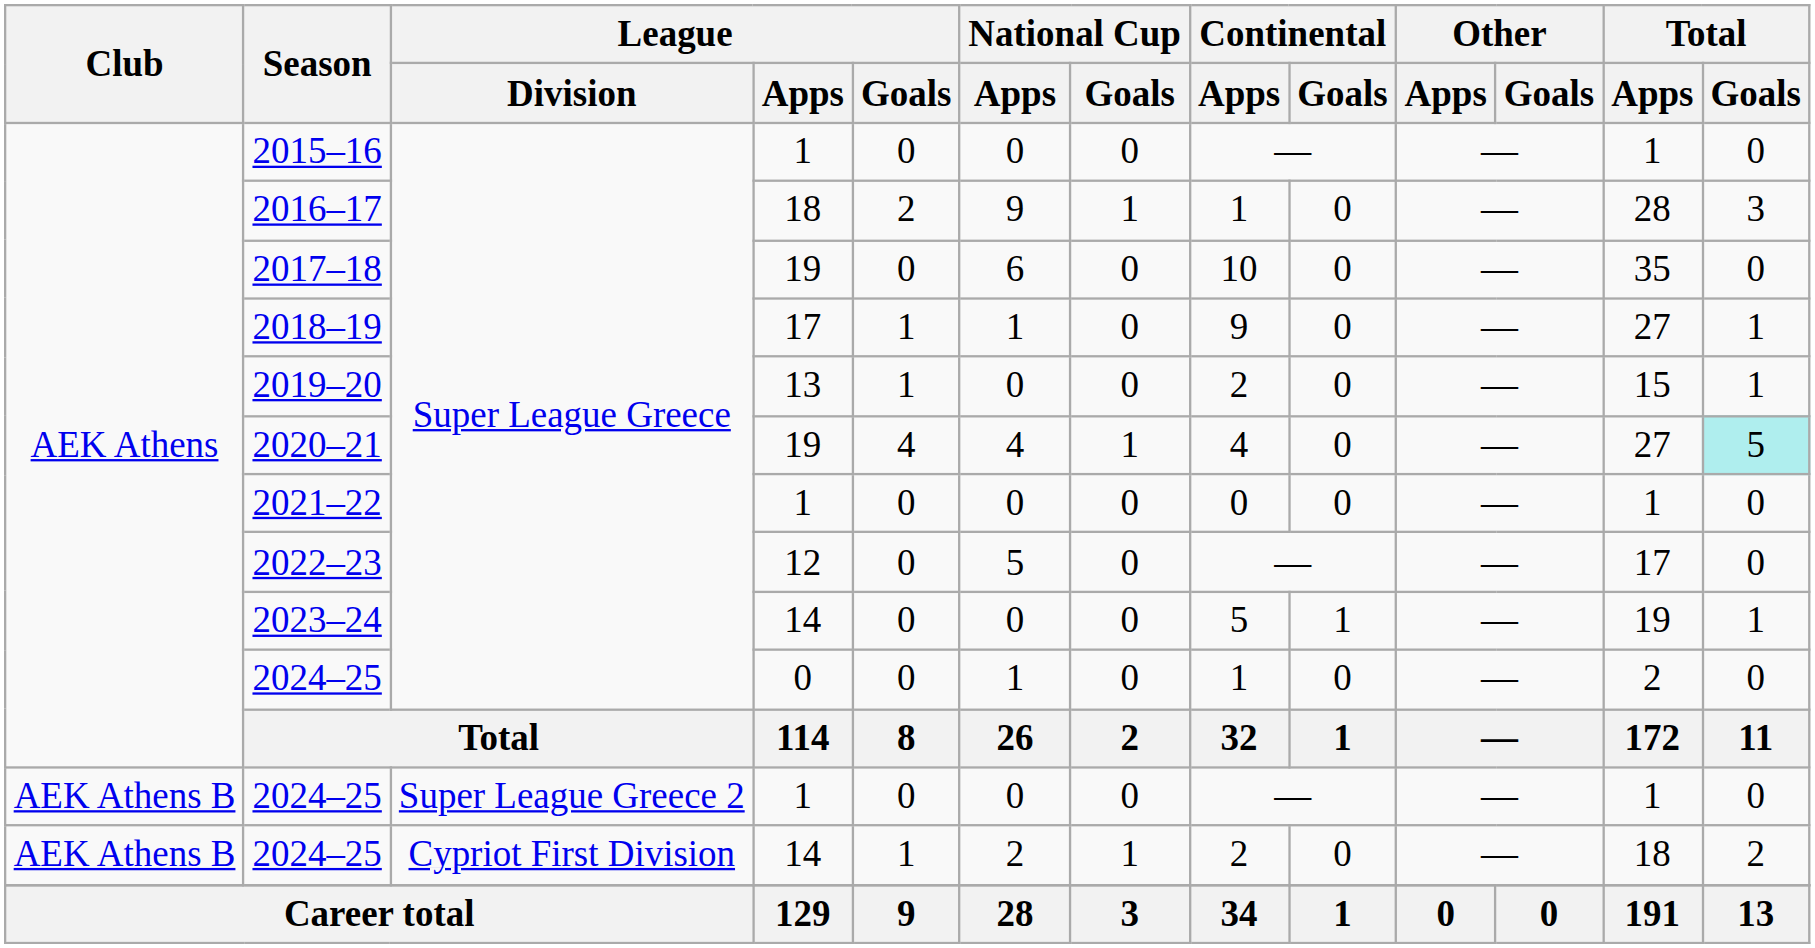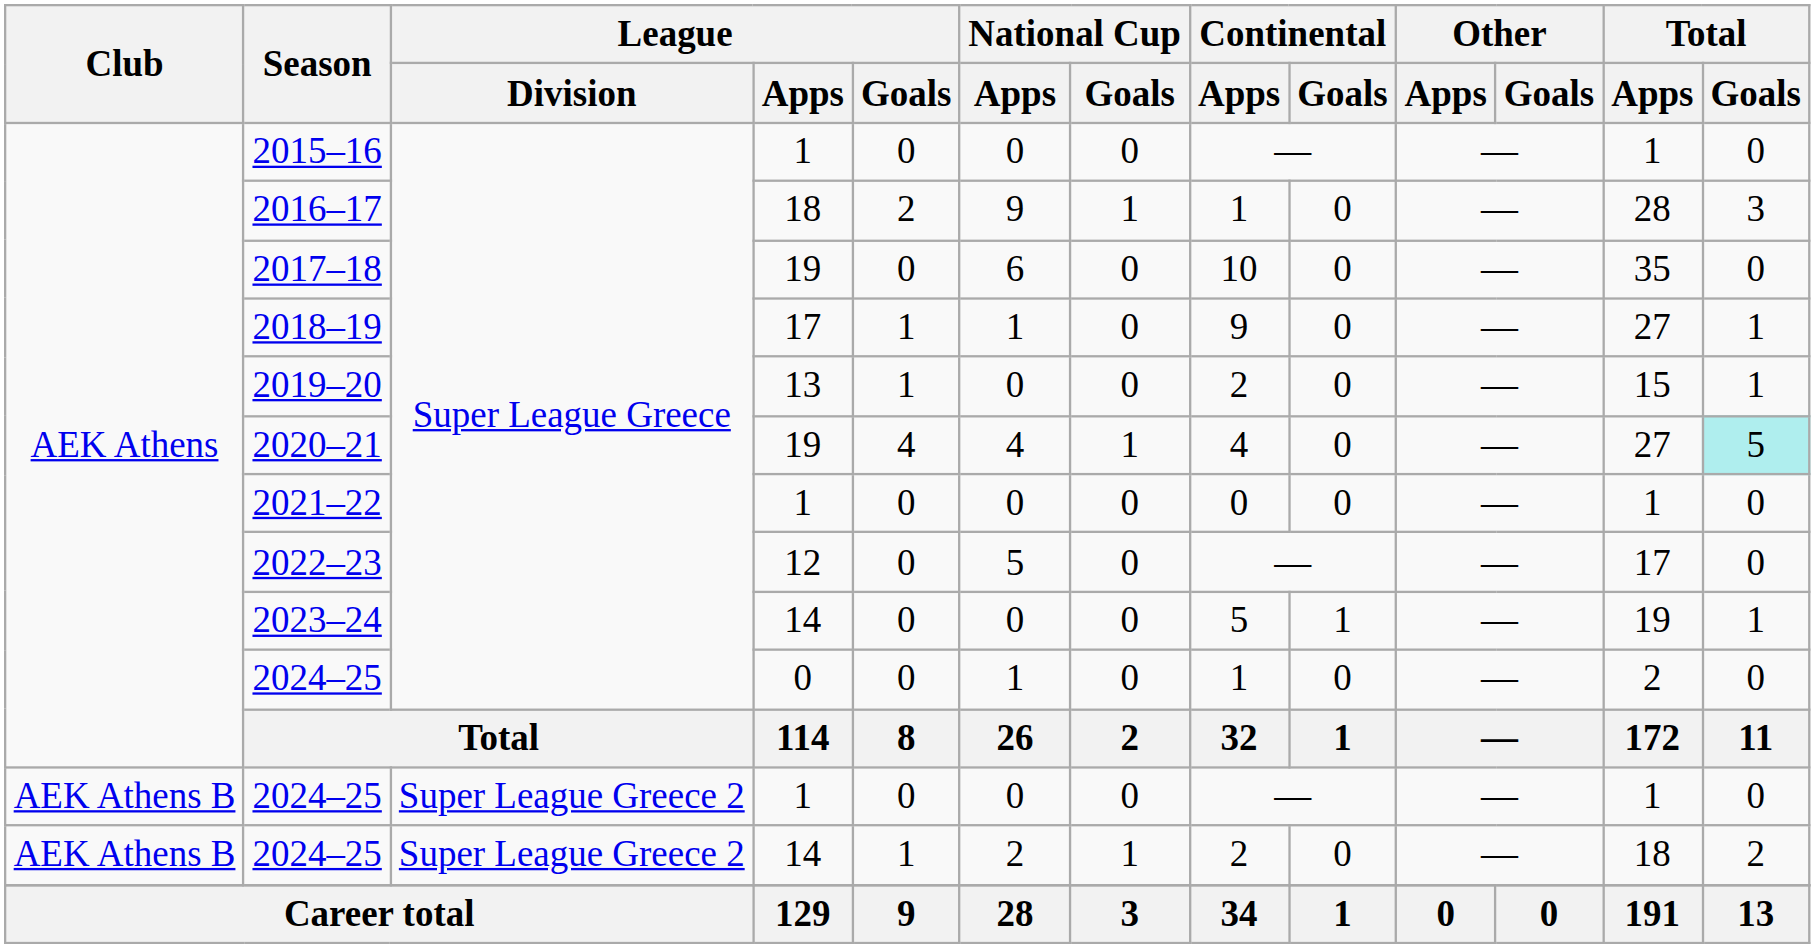(572, 854) Cypriot First Division -> (572, 854) Super League Greece 2
